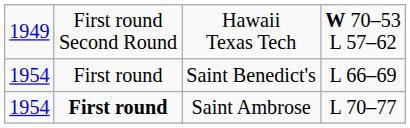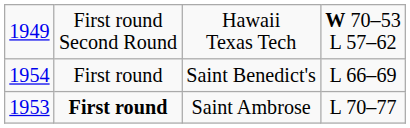(29, 107) 1954 -> (29, 107) 1953
